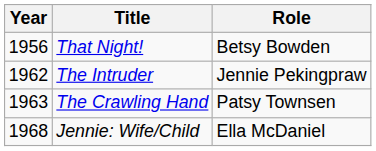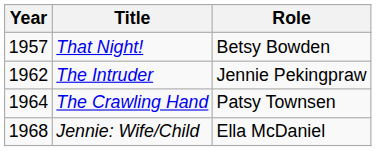(28, 46) 1956 -> (28, 46) 1957
(28, 103) 1963 -> (28, 103) 1964
